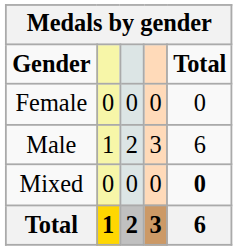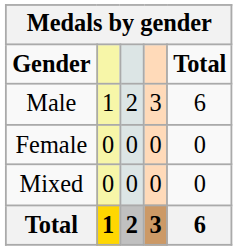rows swapped: (51, 144) <-> (51, 104)
(200, 184) bold -> (200, 184) normal
